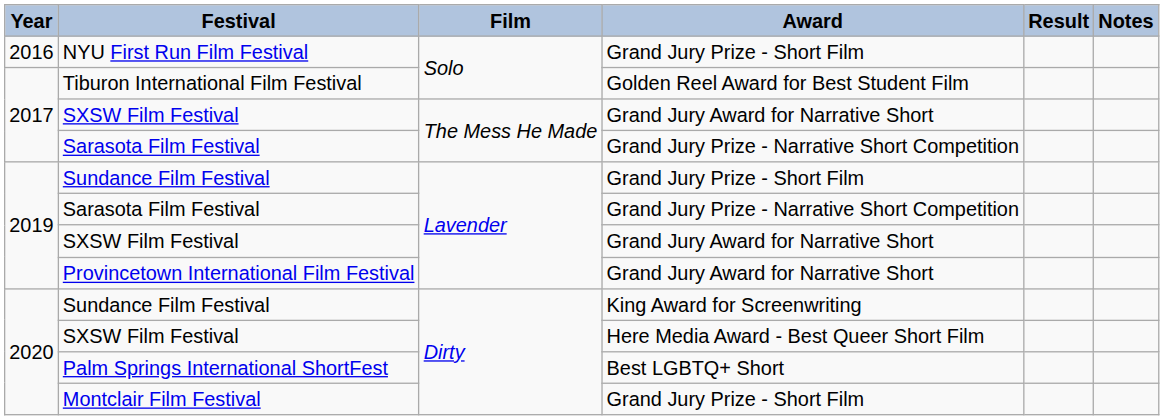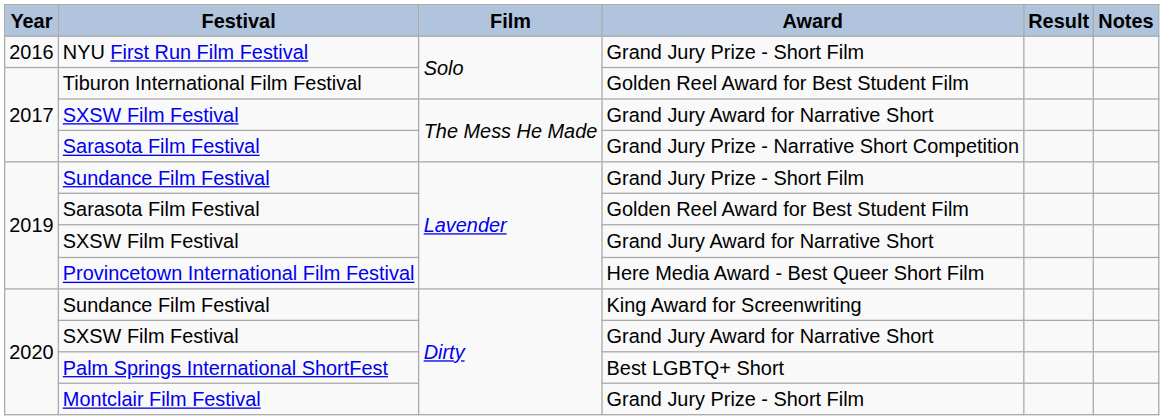(813, 210) Grand Jury Prize - Narrative Short Competition -> (788, 210) Golden Reel Award for Best Student Film
(770, 273) Grand Jury Award for Narrative Short -> (795, 273) Here Media Award - Best Queer Short Film
(795, 336) Here Media Award - Best Queer Short Film -> (770, 336) Grand Jury Award for Narrative Short
